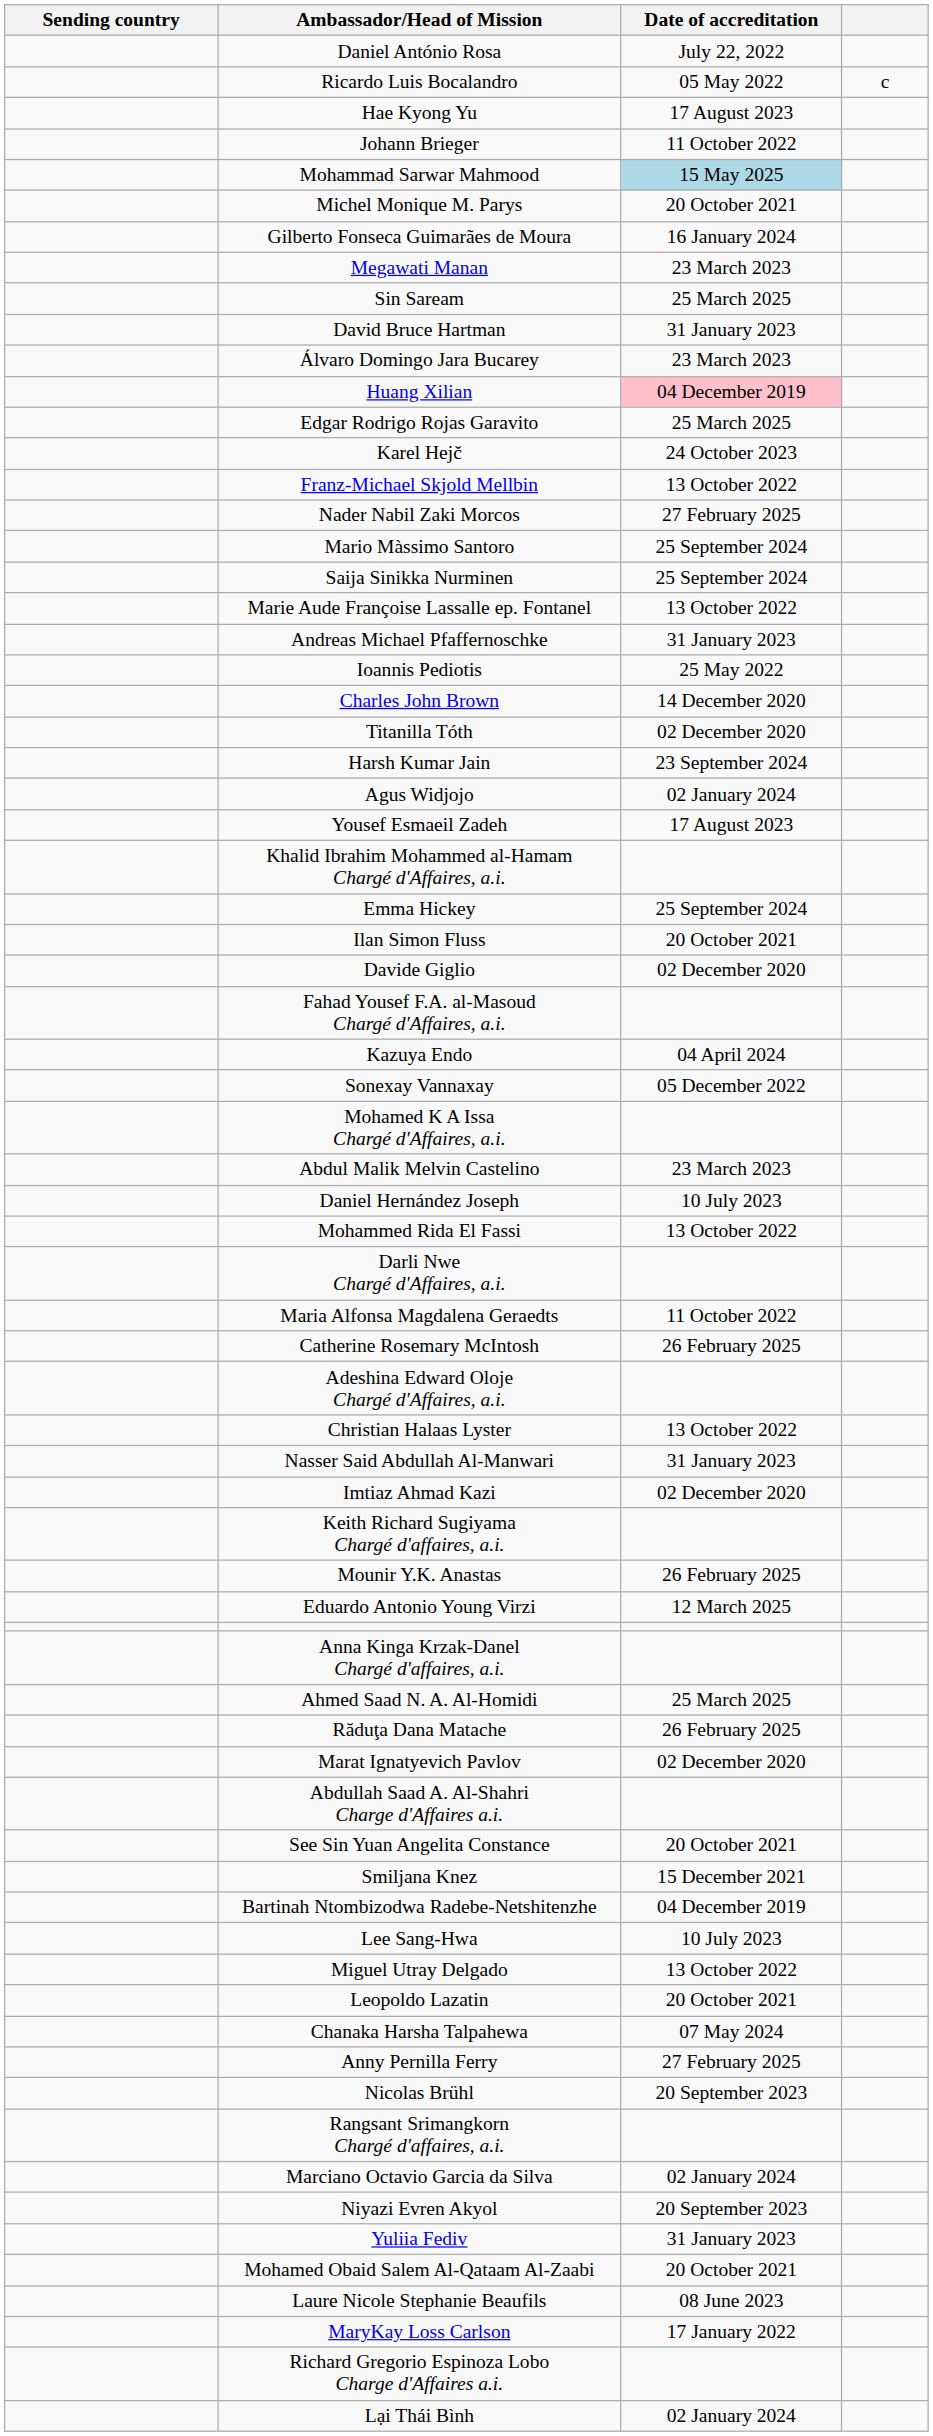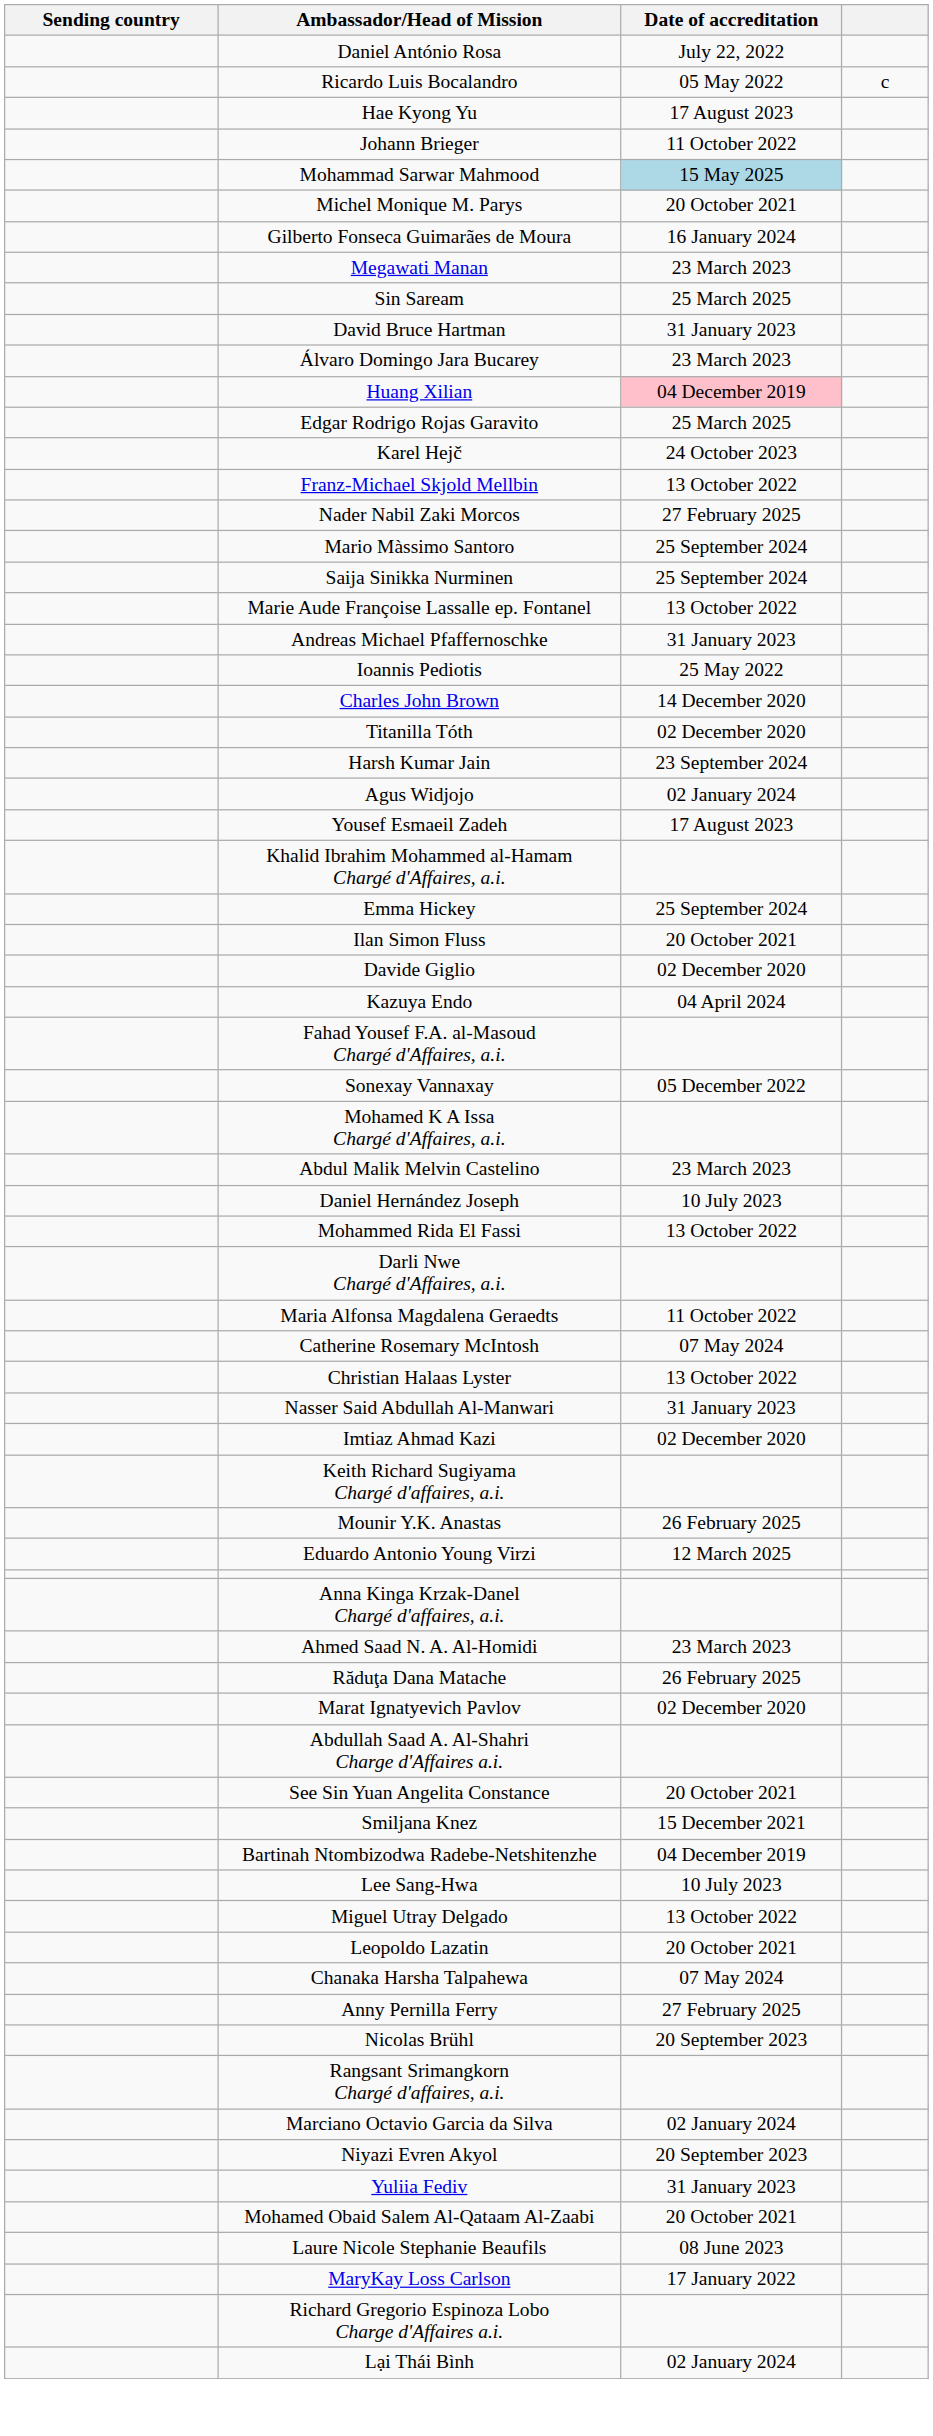rows swapped: (419, 1054) <-> (419, 1012)
(731, 1346) 26 February 2025 -> (731, 1346) 07 May 2024
- row: (419, 1388)
(731, 1699) 25 March 2025 -> (731, 1646) 23 March 2023
